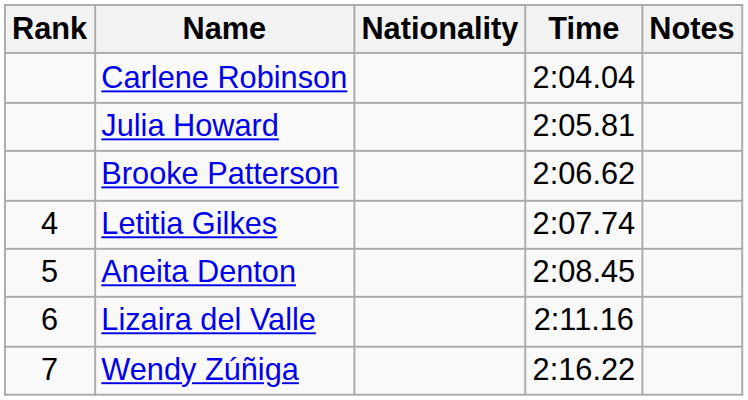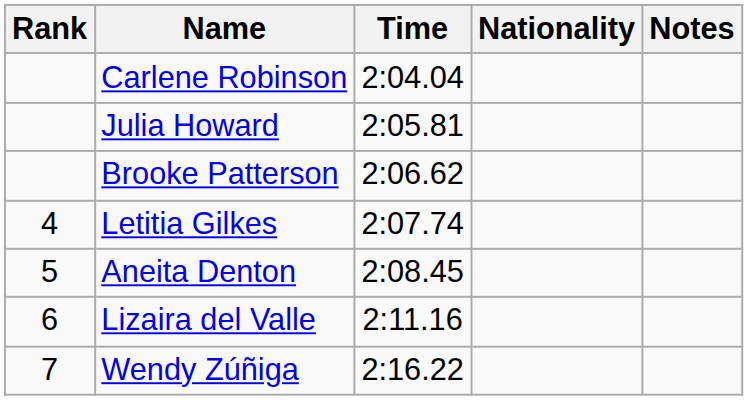columns swapped: (440, 28) <-> (584, 28)
